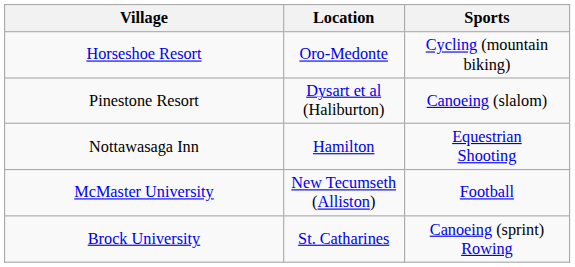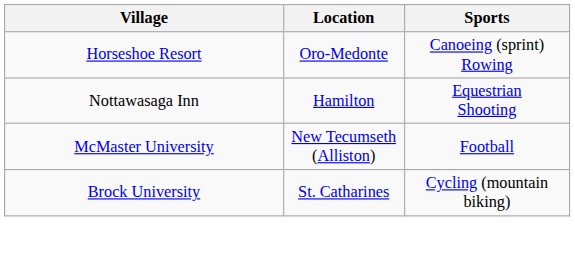(487, 54) Cycling (mountain biking) -> (487, 54) Canoeing (sprint) Rowing
- row: (144, 100)
(487, 238) Canoeing (sprint) Rowing -> (487, 192) Cycling (mountain biking)
